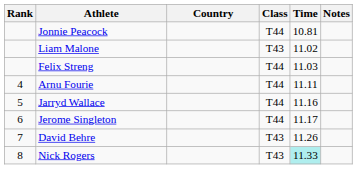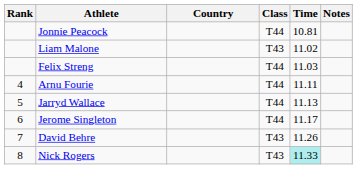(305, 102) 11.16 -> (305, 102) 11.13
